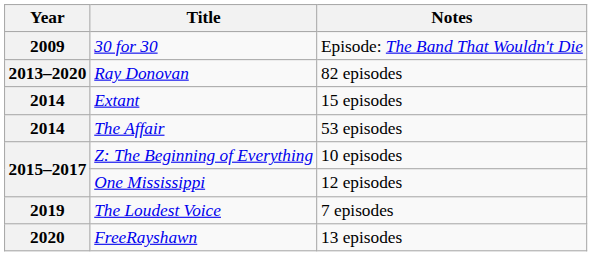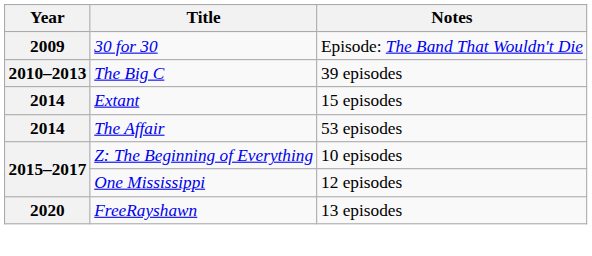+ row: (129, 73)
- row: (142, 73)
- row: (158, 210)
